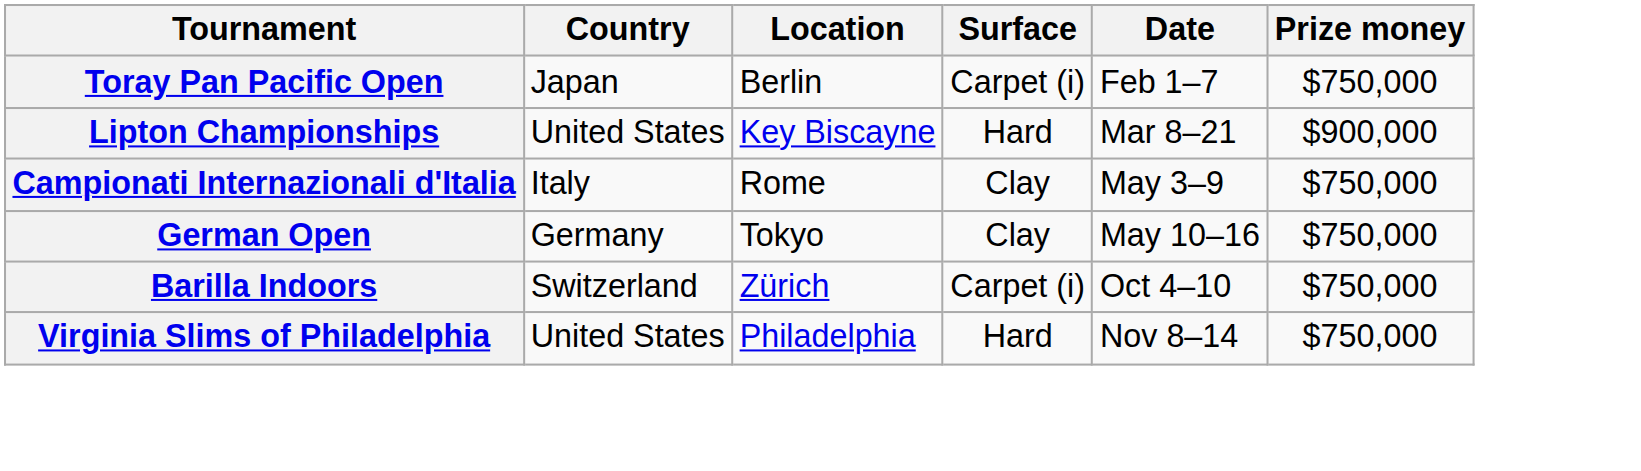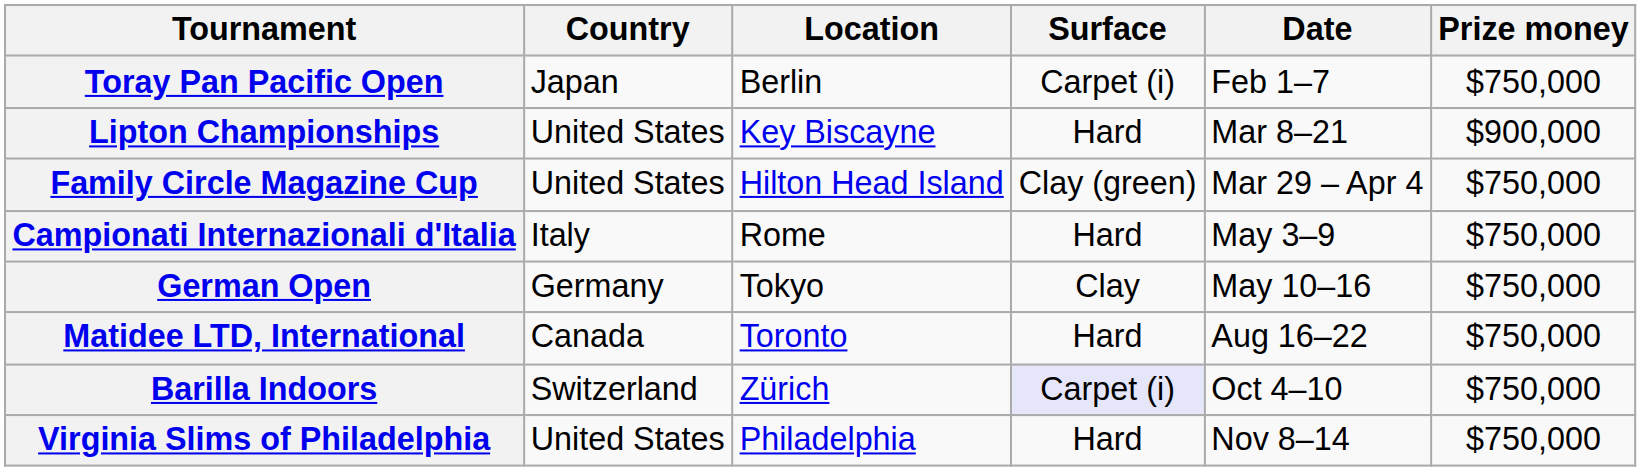+ row: (264, 183)
(1018, 183) Clay -> (1108, 235) Hard
+ row: (264, 337)
(1018, 286) no background -> (1108, 388) lavender background
